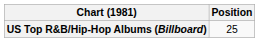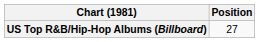(232, 29) 25 -> (232, 29) 27
